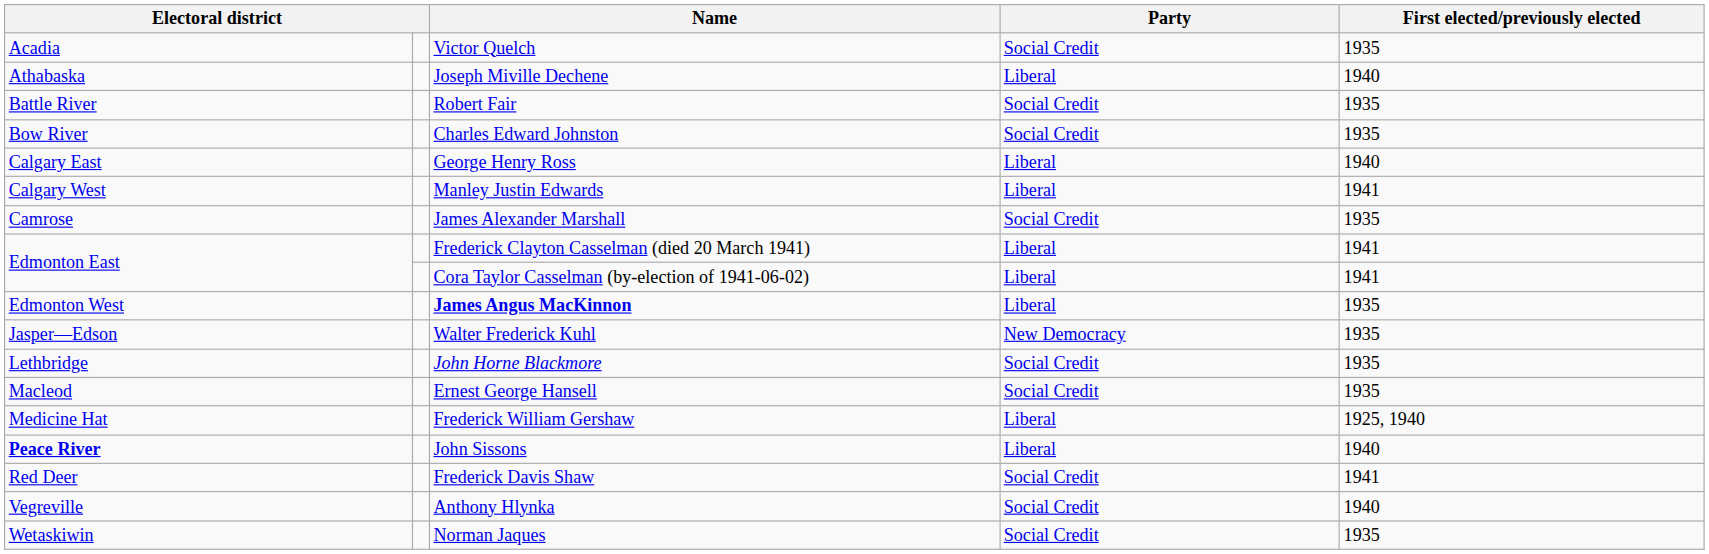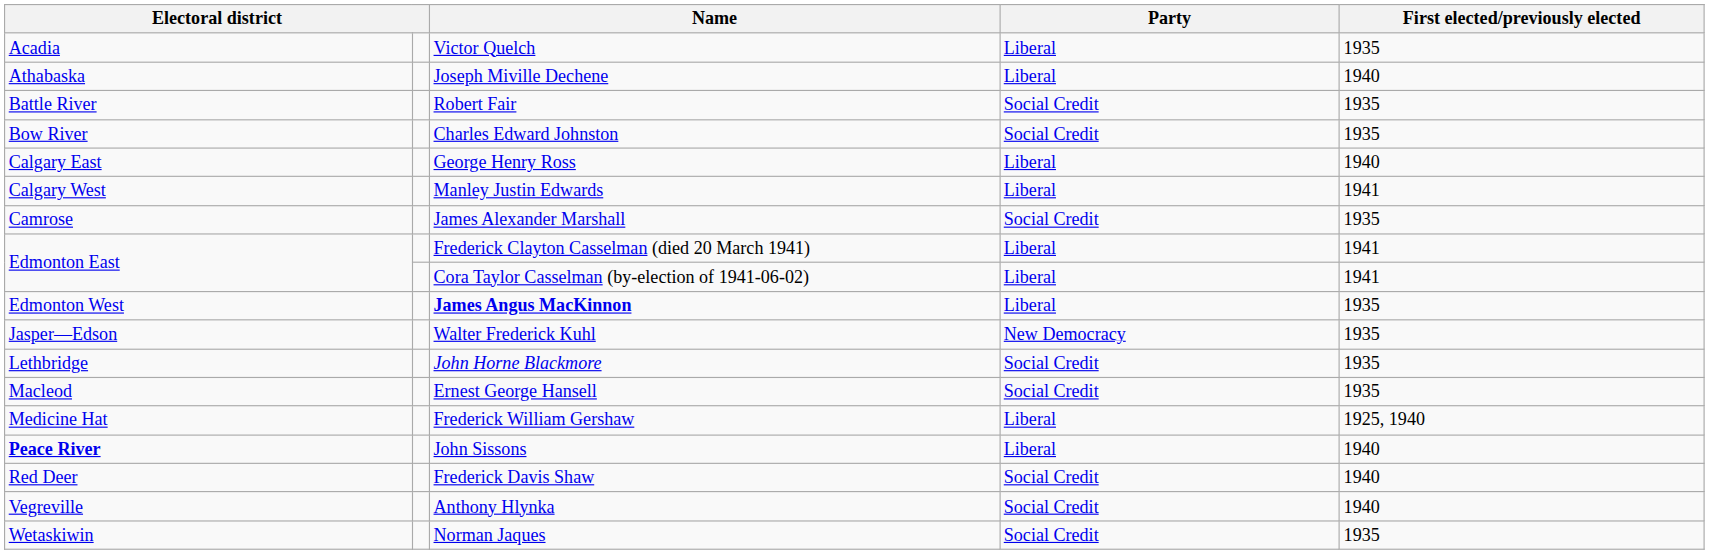(1051, 47) Social Credit -> (1030, 47) Liberal
(1362, 477) 1941 -> (1362, 477) 1940
